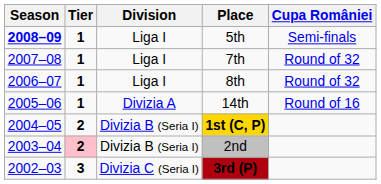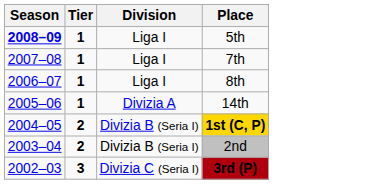- column: (322, 16)
(81, 147) pink background -> (81, 147) no background
